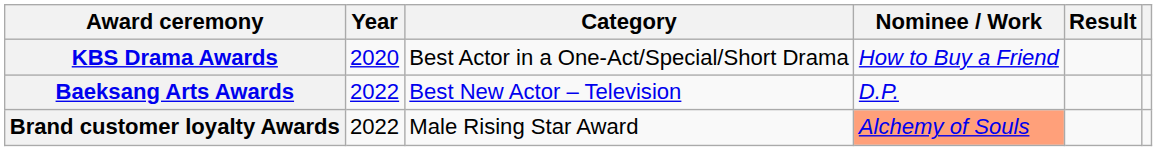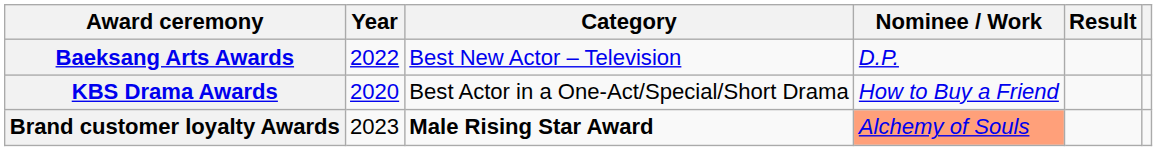rows swapped: (175, 92) <-> (175, 57)
(375, 127) 2022 -> (375, 127) 2023
(524, 127) normal -> (531, 127) bold
